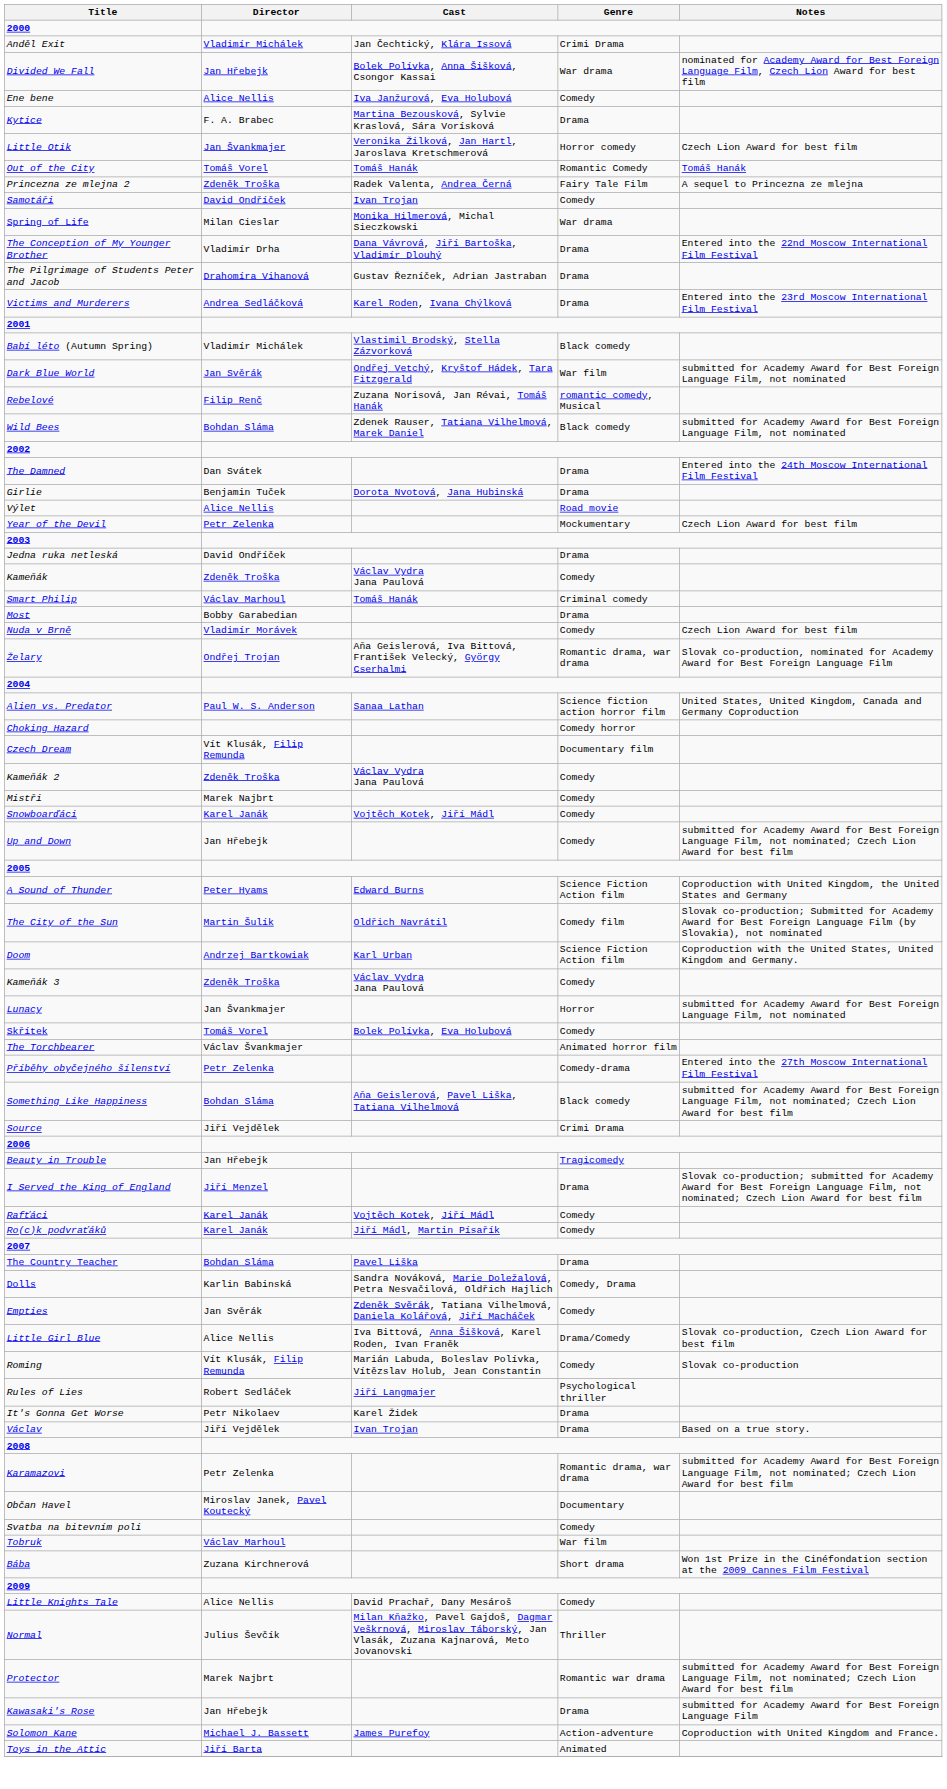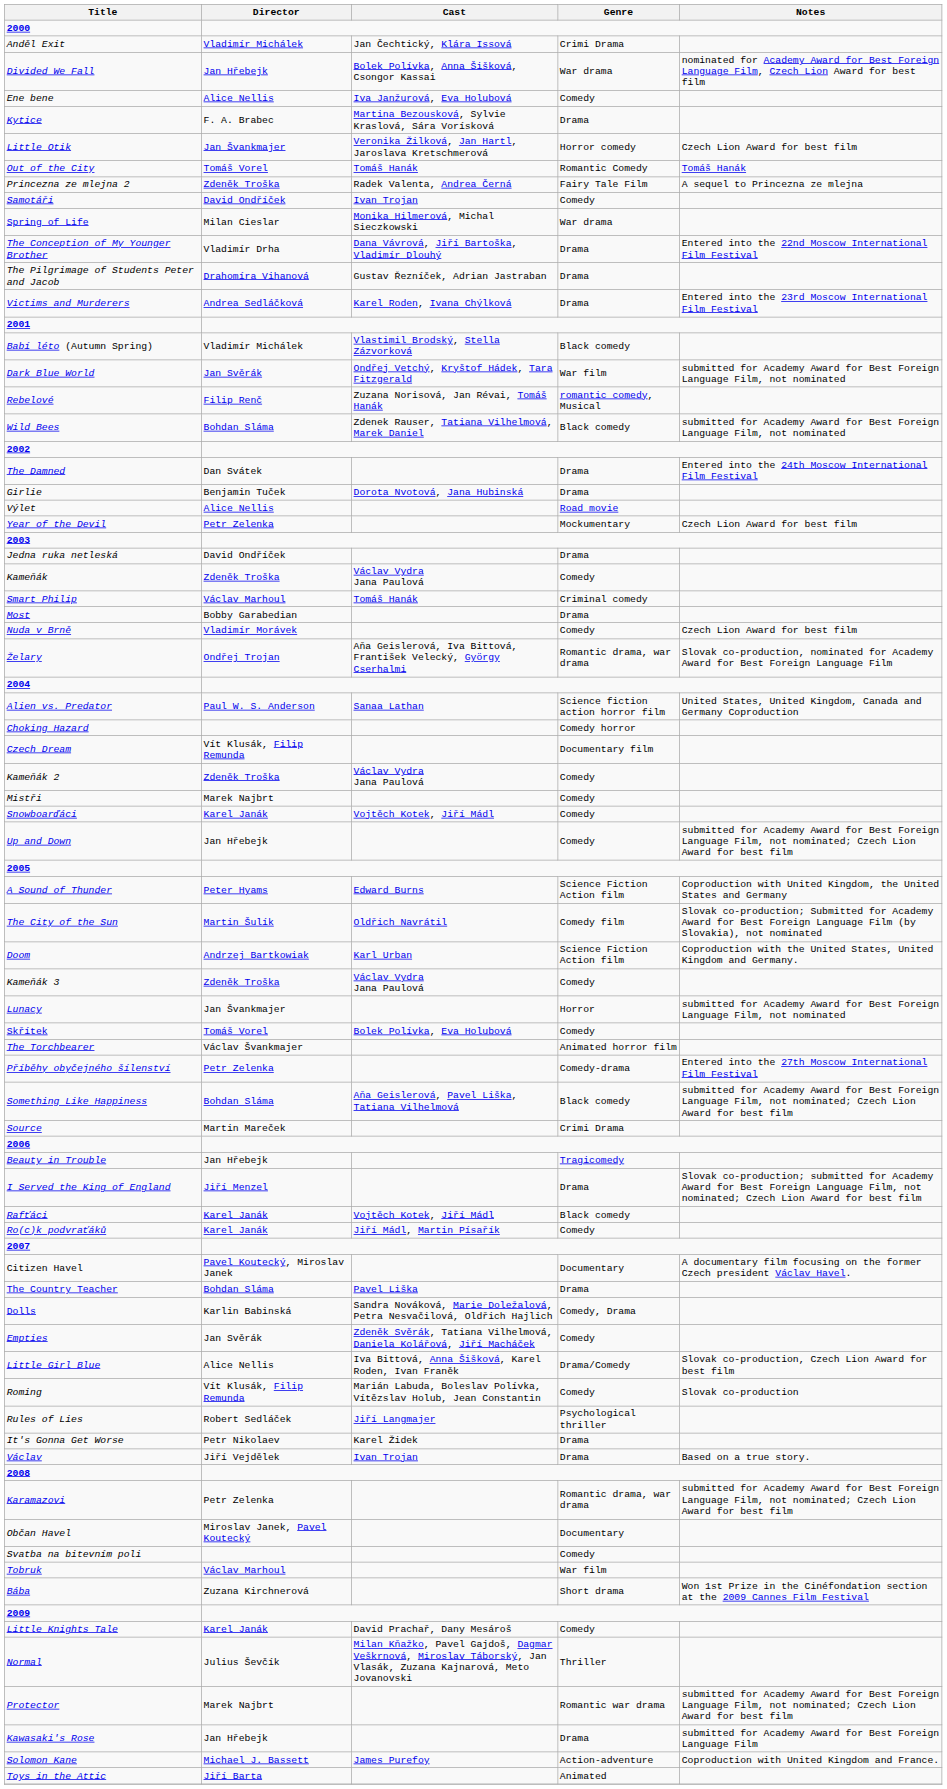(242, 1128) Jiří Vejdělek -> (245, 1128) Martin Mareček
(577, 1215) Comedy -> (595, 1215) Black comedy
+ row: (45, 1268)
(239, 1602) Alice Nellis -> (236, 1629) Karel Janák
